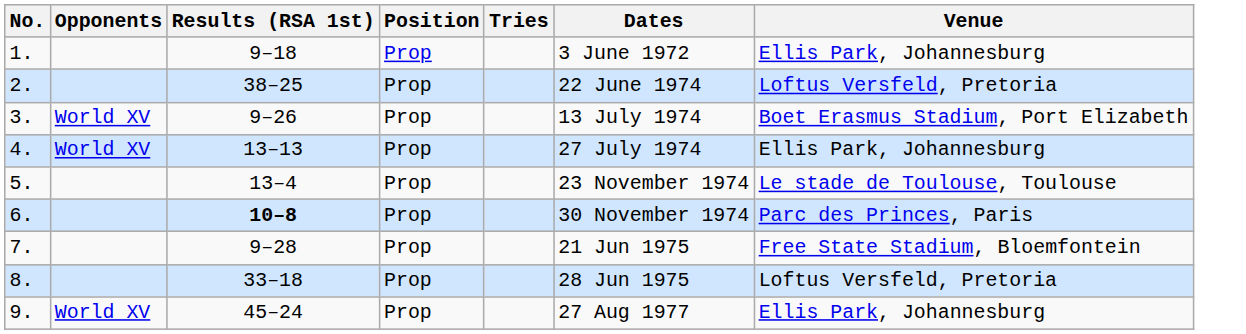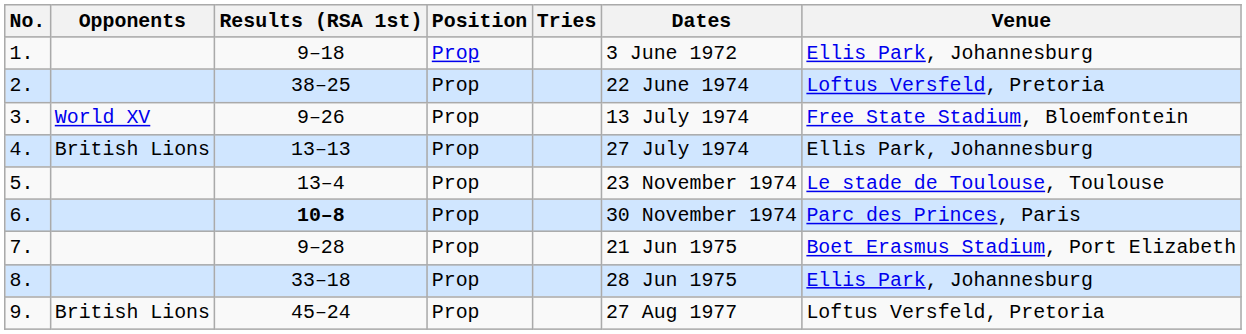(974, 118) Boet Erasmus Stadium, Port Elizabeth -> (997, 118) Free State Stadium, Bloemfontein
(103, 151) World XV -> (132, 151) British Lions
(950, 248) Free State Stadium, Bloemfontein -> (1021, 248) Boet Erasmus Stadium, Port Elizabeth
(908, 280) Loftus Versfeld, Pretoria -> (950, 280) Ellis Park, Johannesburg
(103, 313) World XV -> (132, 313) British Lions
(902, 313) Ellis Park, Johannesburg -> (956, 313) Loftus Versfeld, Pretoria
